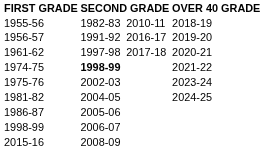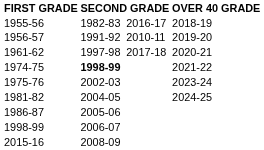(146, 23) 2010-11 -> (146, 23) 2016-17
(146, 38) 2016-17 -> (146, 38) 2010-11
